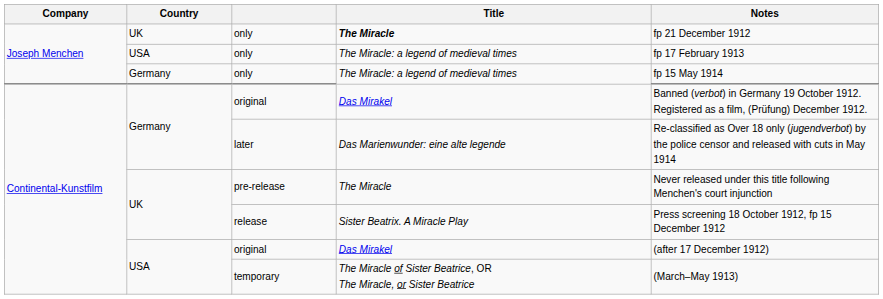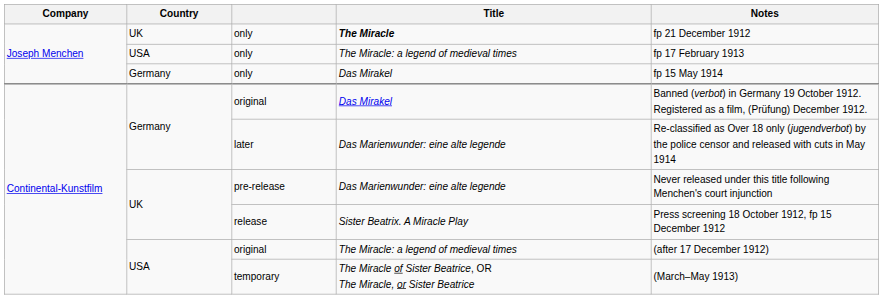(428, 74) The Miracle: a legend of medieval times -> (365, 74) Das Mirakel
(365, 187) The Miracle -> (422, 187) Das Marienwunder: eine alte legende
(365, 249) Das Mirakel -> (428, 249) The Miracle: a legend of medieval times
